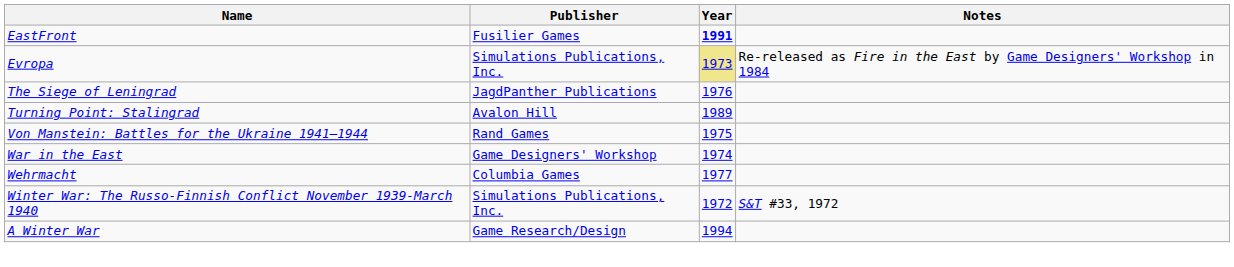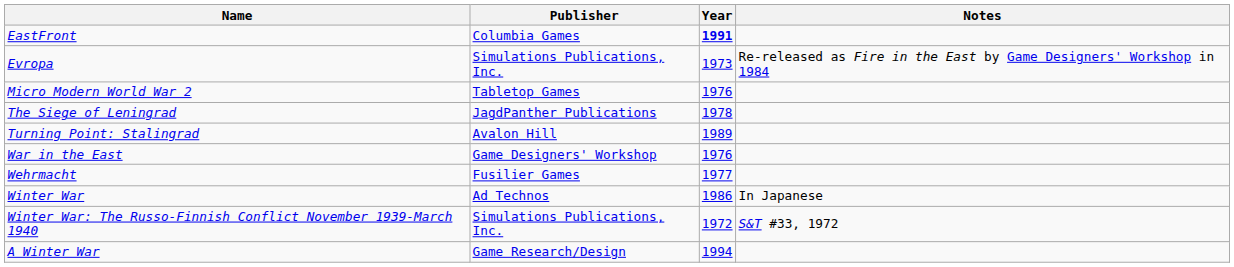(526, 36) Fusilier Games -> (526, 36) Columbia Games
(717, 64) khaki background -> (717, 64) no background
+ row: (100, 92)
(717, 92) 1976 -> (717, 113) 1978
- row: (188, 133)
(717, 154) 1974 -> (717, 154) 1976
(526, 175) Columbia Games -> (526, 175) Fusilier Games
+ row: (46, 196)
